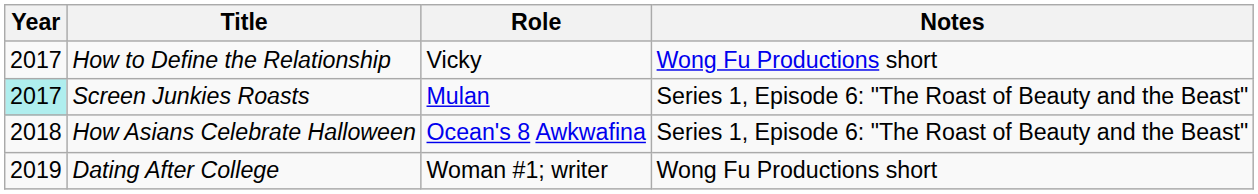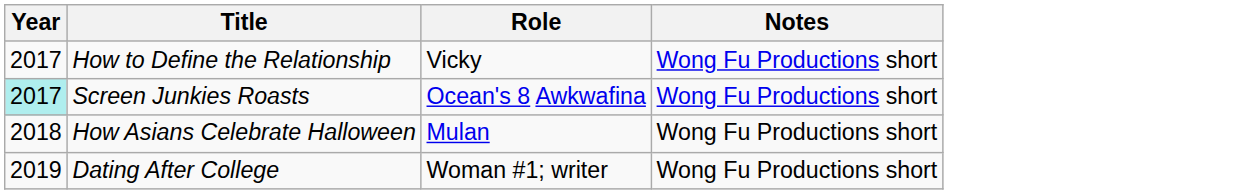(458, 96) Mulan -> (536, 96) Ocean's 8 Awkwafina
(952, 96) Series 1, Episode 6: "The Roast of Beauty and the Beast" -> (797, 96) Wong Fu Productions short
(536, 133) Ocean's 8 Awkwafina -> (458, 133) Mulan
(952, 133) Series 1, Episode 6: "The Roast of Beauty and the Beast" -> (797, 133) Wong Fu Productions short
